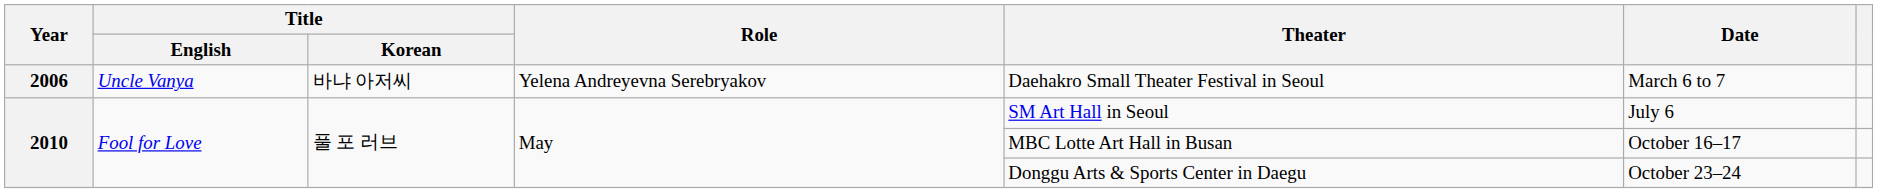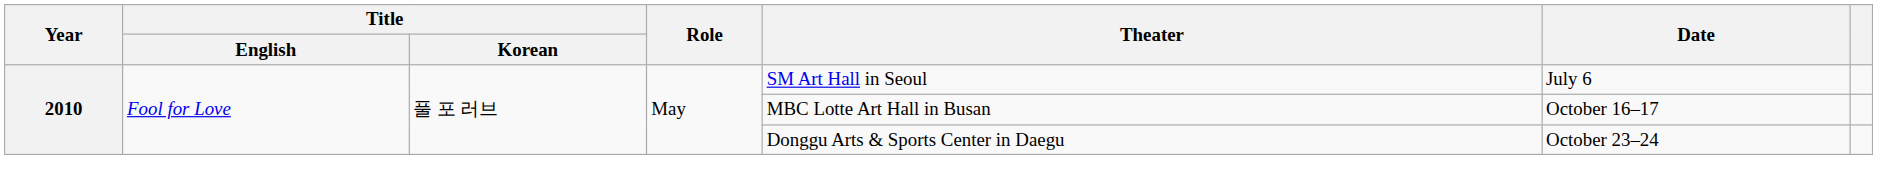- row: (49, 81)
